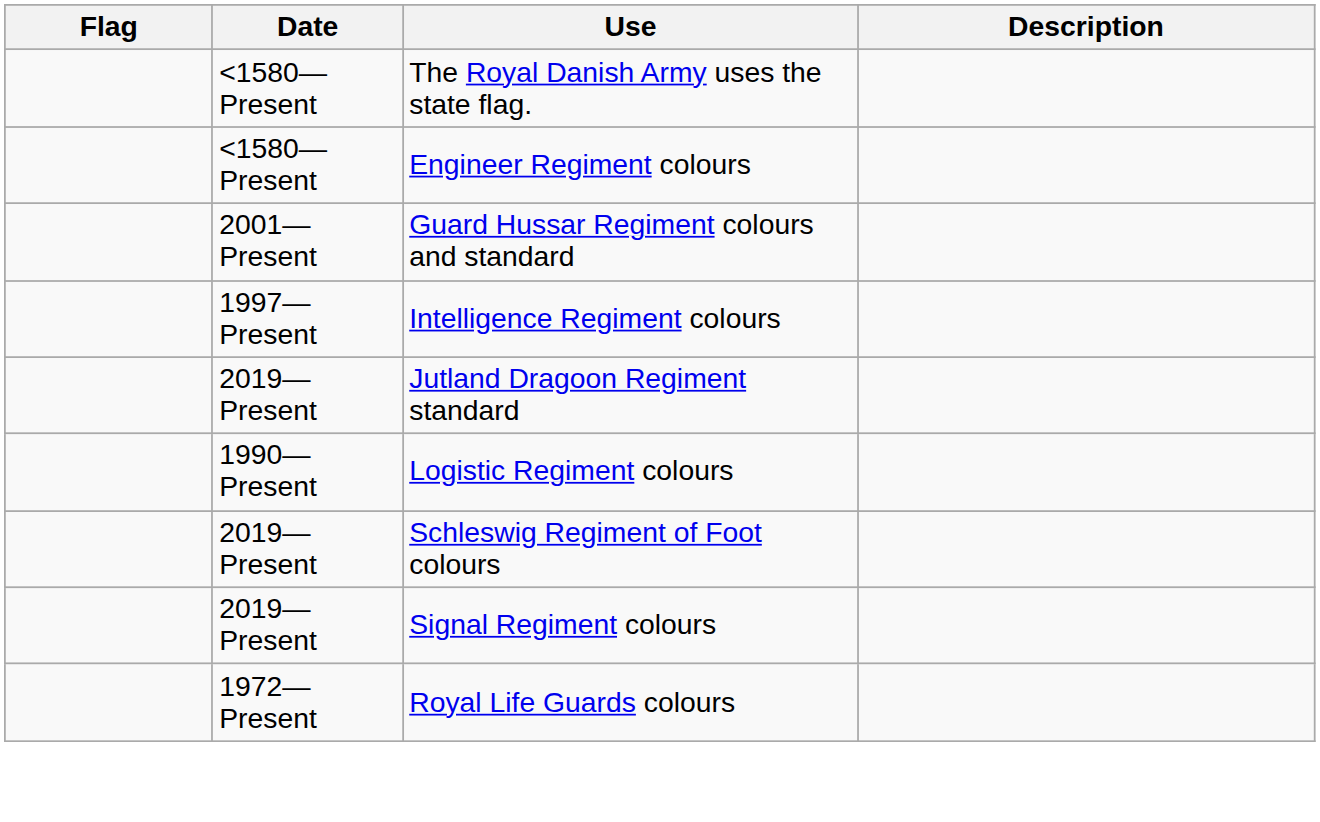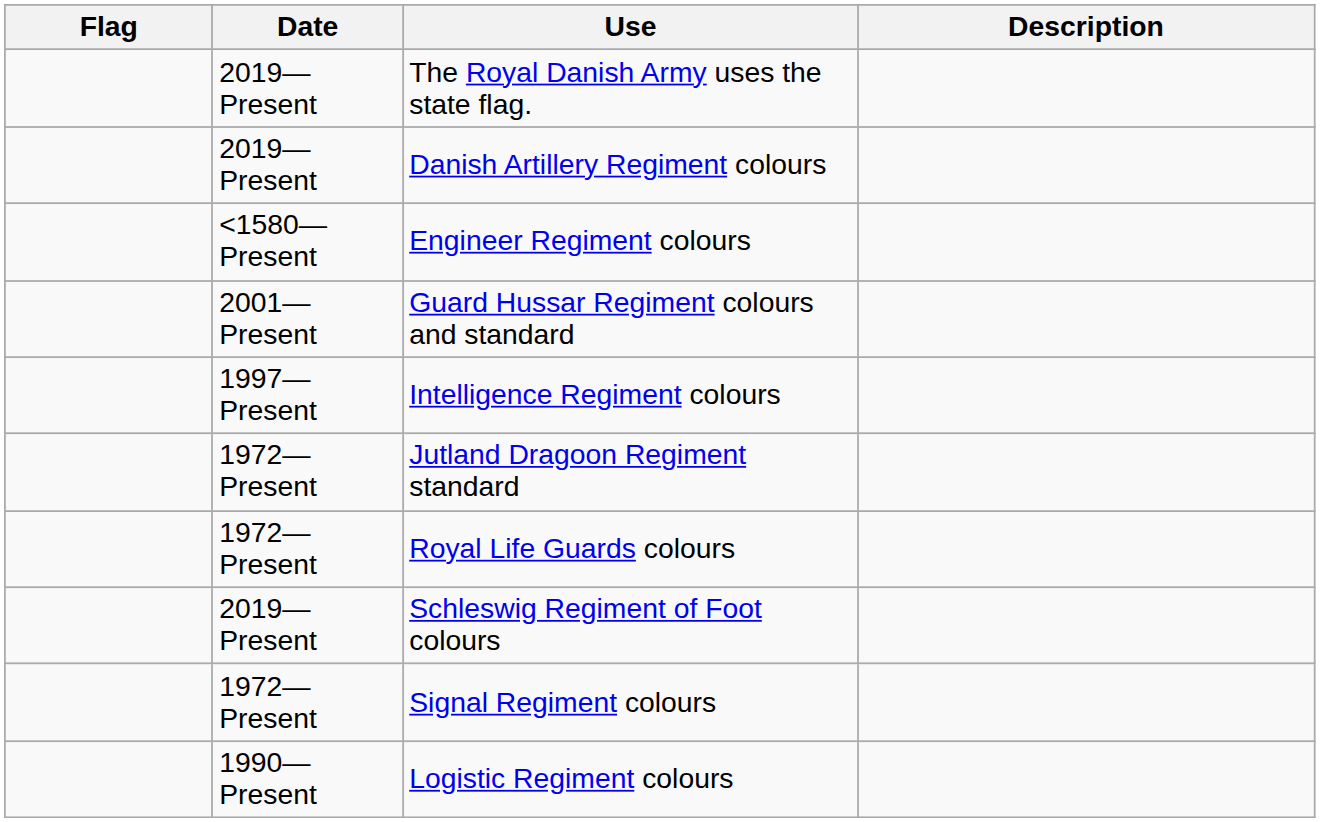(273, 87) <1580—Present -> (268, 87) 2019—Present
+ row: (618, 164)
(268, 394) 2019—Present -> (268, 471) 1972—Present
rows swapped: (572, 701) <-> (571, 471)
(268, 625) 2019—Present -> (268, 701) 1972—Present
